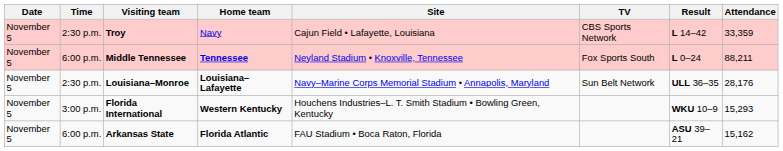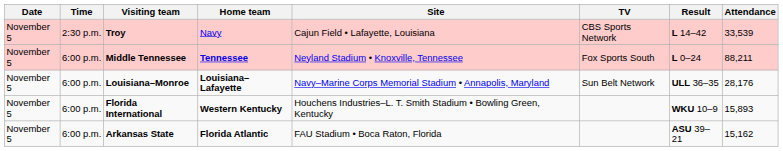(739, 32) 33,359 -> (739, 32) 33,539
(82, 83) 2:30 p.m. -> (82, 83) 6:00 p.m.
(82, 109) 3:00 p.m. -> (82, 109) 6:00 p.m.
(739, 109) 15,293 -> (739, 109) 15,893
